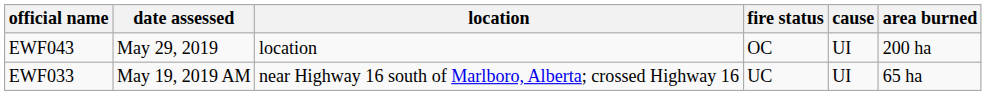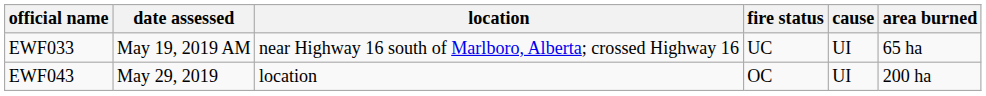rows swapped: (41, 76) <-> (41, 47)
